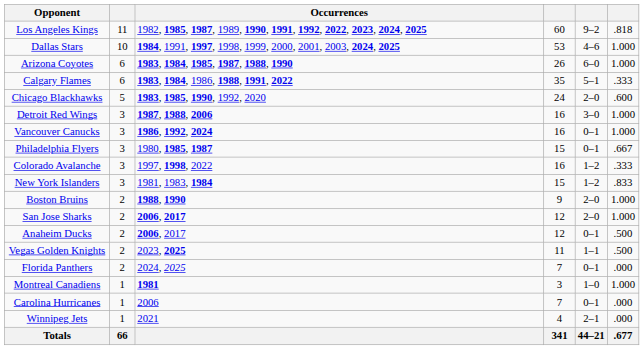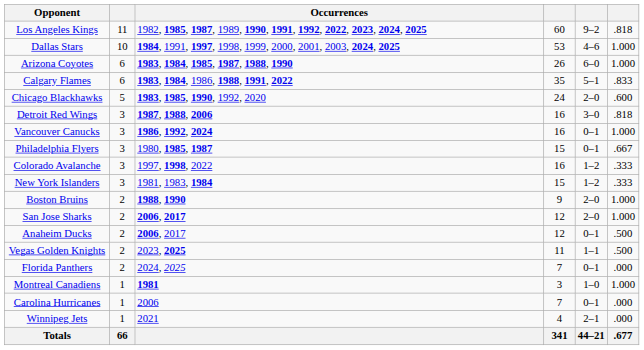(623, 81) .333 -> (623, 81) .833
(623, 115) 1.000 -> (623, 115) .818
(623, 183) .833 -> (623, 183) .333
